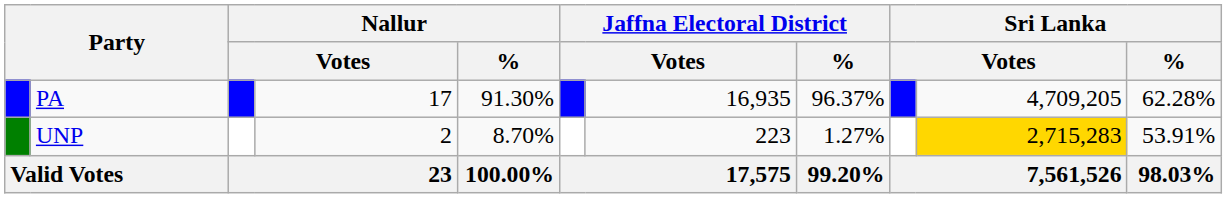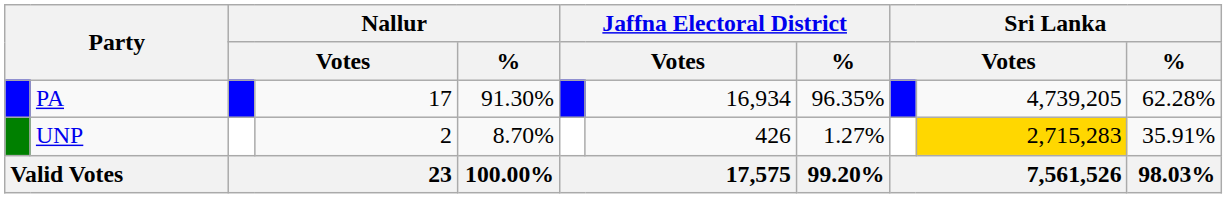(758, 98) 16,935 -> (758, 98) 16,934
(848, 98) 96.37% -> (848, 98) 96.35%
(1074, 98) 4,709,205 -> (1074, 98) 4,739,205
(773, 135) 223 -> (773, 135) 426
(1179, 135) 53.91% -> (1179, 135) 35.91%
